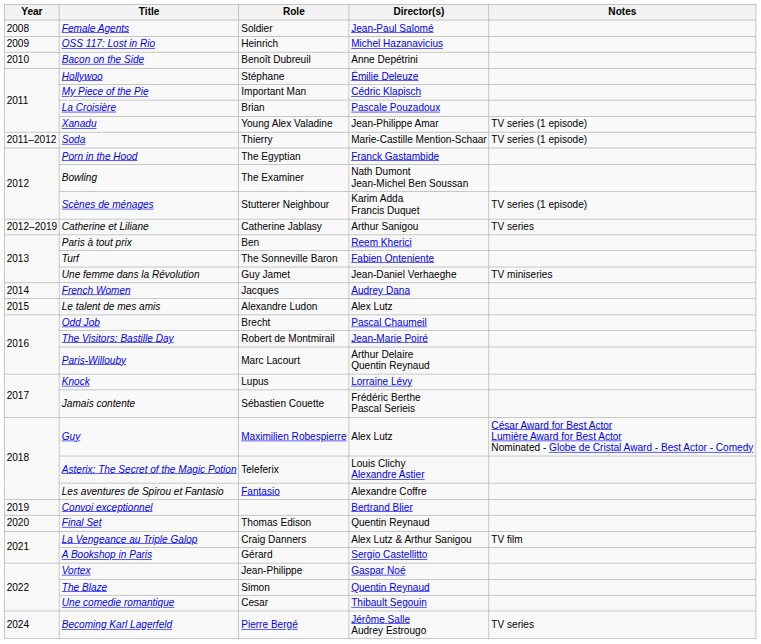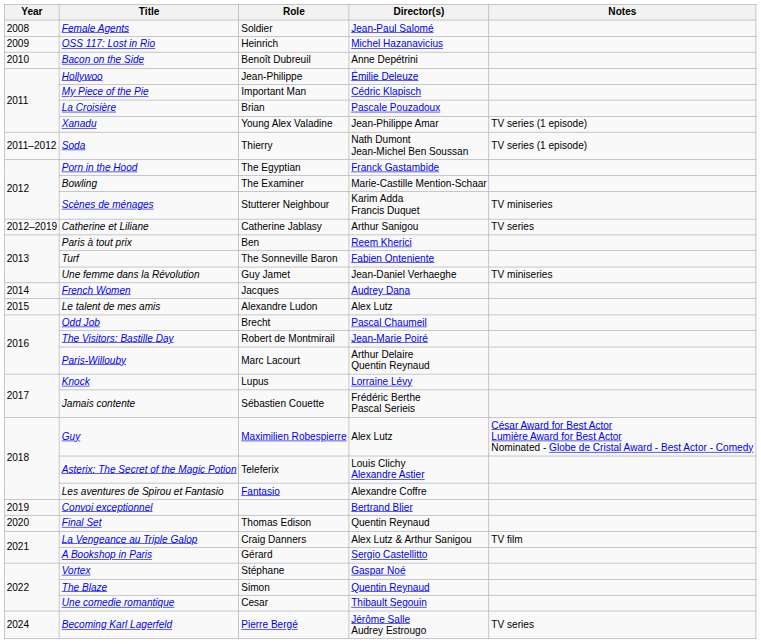(263, 76) Stéphane -> (272, 76) Jean-Philippe
(419, 140) Marie-Castille Mention-Schaar -> (410, 146) Nath Dumont Jean-Michel Ben Soussan
(410, 178) Nath Dumont Jean-Michel Ben Soussan -> (419, 183) Marie-Castille Mention-Schaar
(539, 205) TV series (1 episode) -> (522, 205) TV miniseries
(272, 571) Jean-Philippe -> (263, 571) Stéphane
